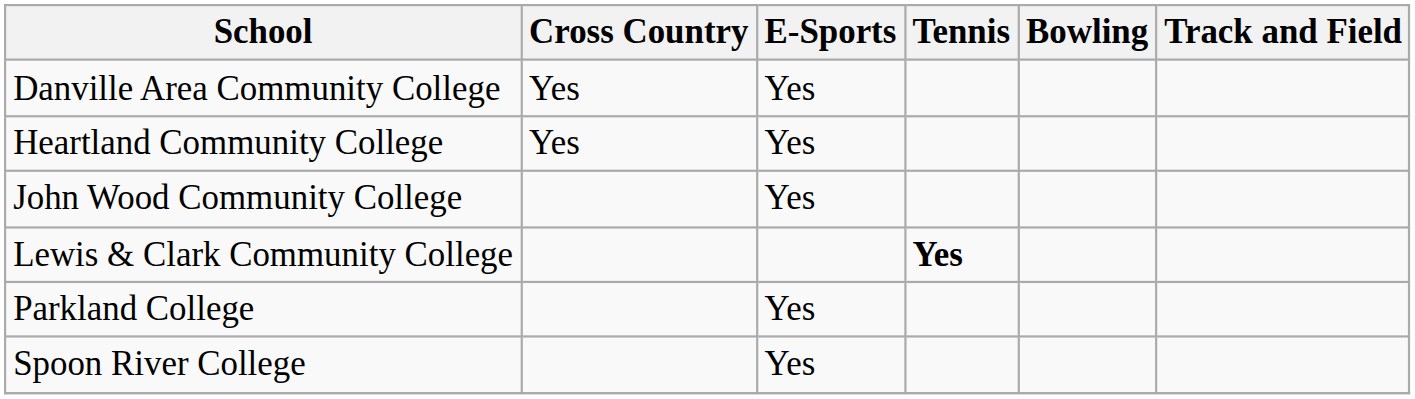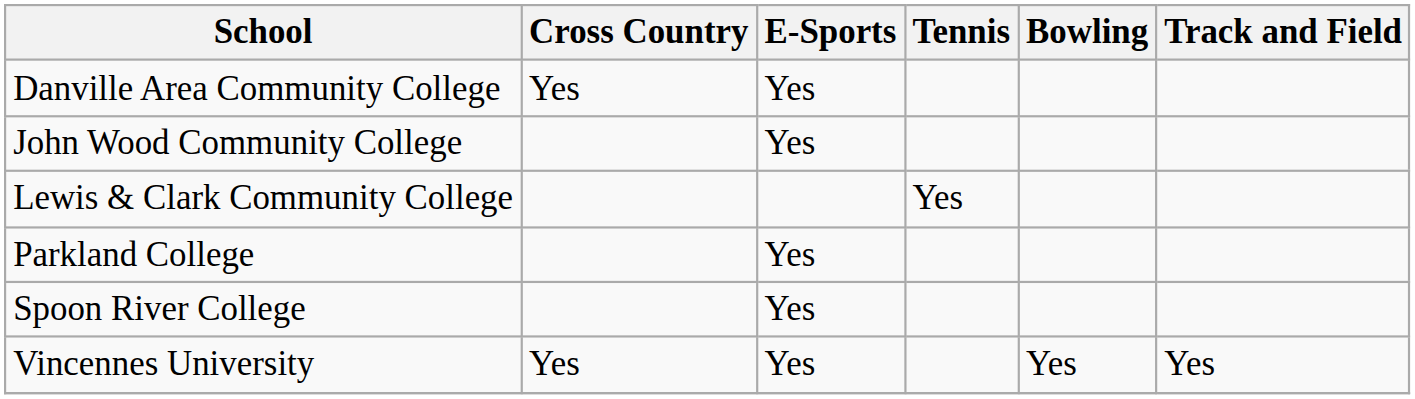- row: (228, 142)
(938, 253) bold -> (938, 198) normal
+ row: (164, 364)
